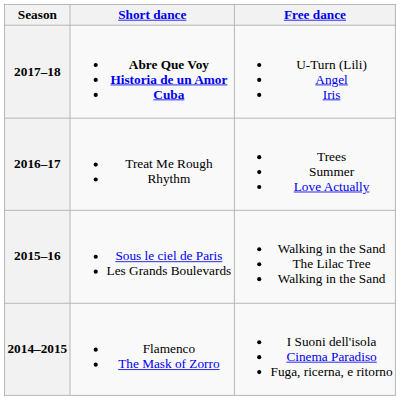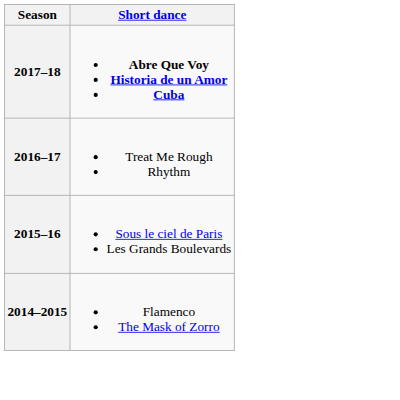- column: (315, 15)
